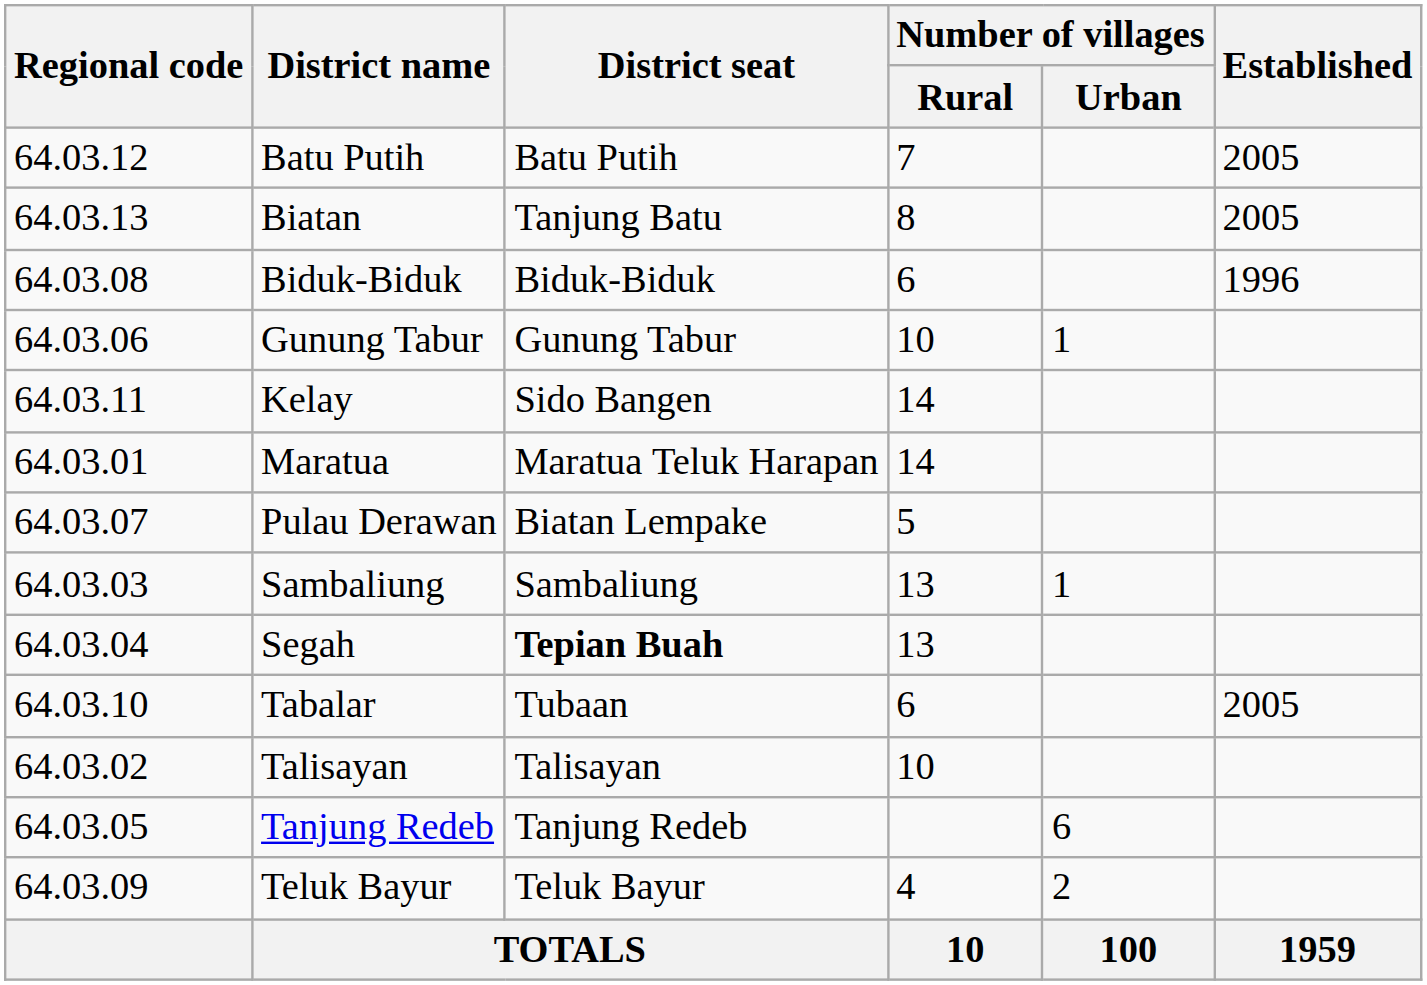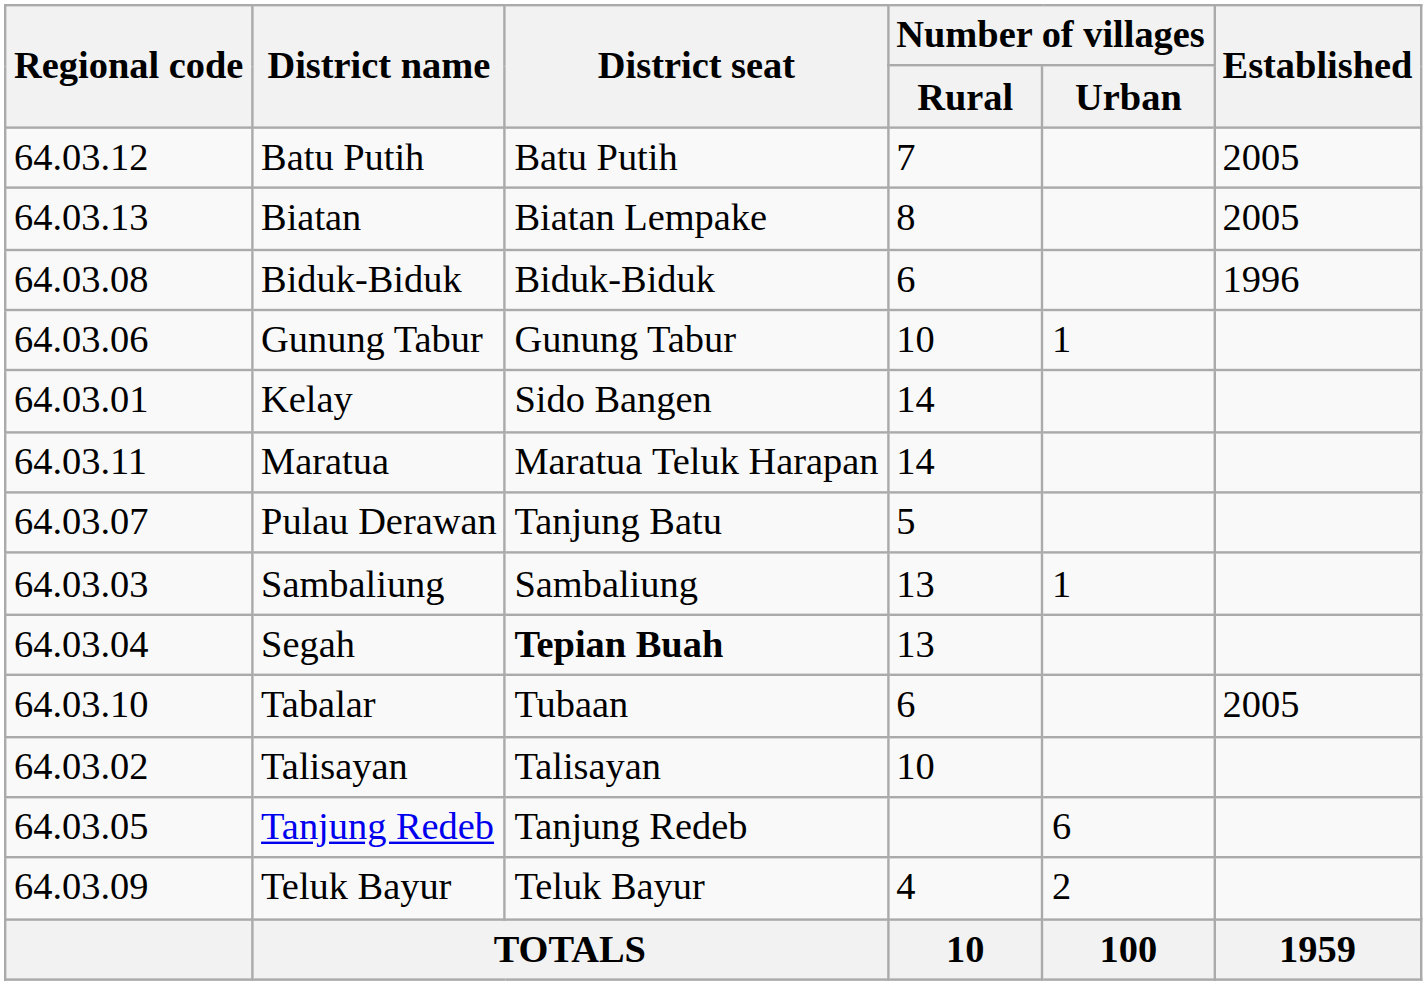(618, 217) Tanjung Batu -> (641, 217) Biatan Lempake
(81, 400) 64.03.11 -> (81, 400) 64.03.01
(81, 461) 64.03.01 -> (81, 461) 64.03.11
(641, 522) Biatan Lempake -> (618, 522) Tanjung Batu
